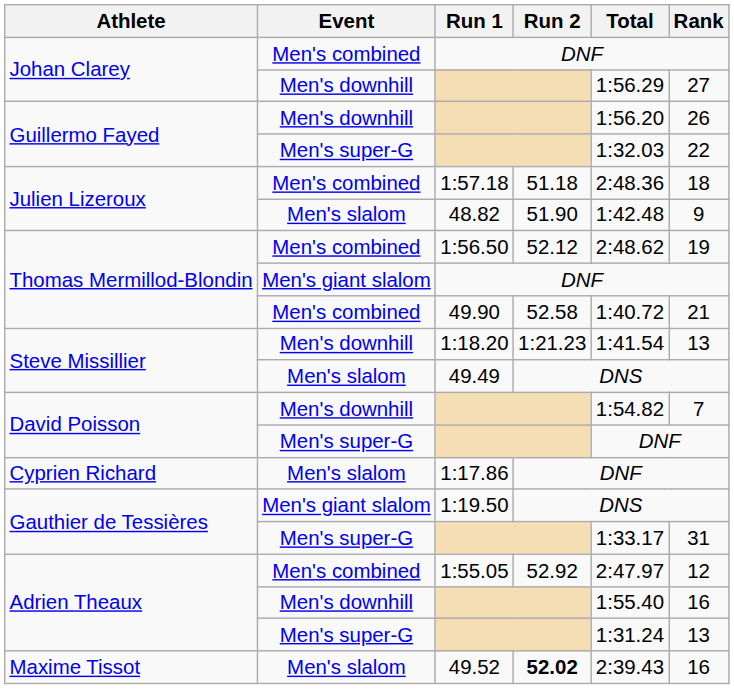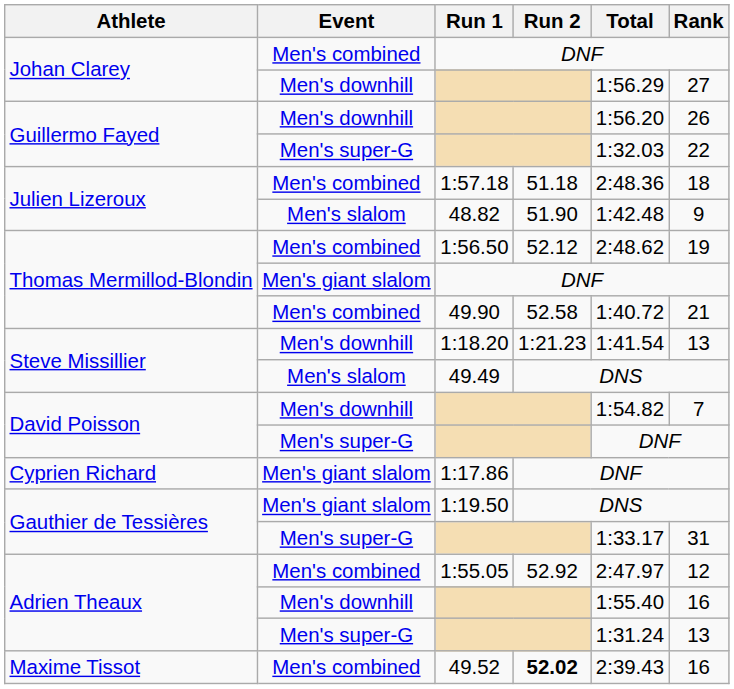(346, 474) Men's slalom -> (346, 474) Men's giant slalom
(346, 667) Men's slalom -> (346, 667) Men's combined
